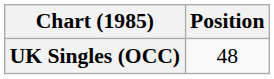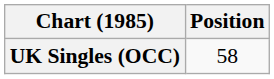(227, 55) 48 -> (227, 55) 58
